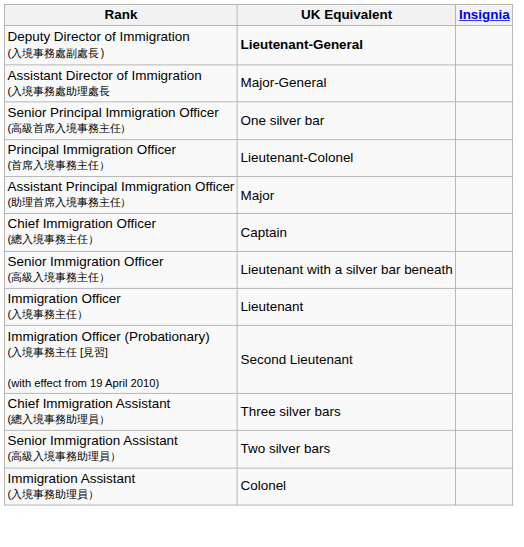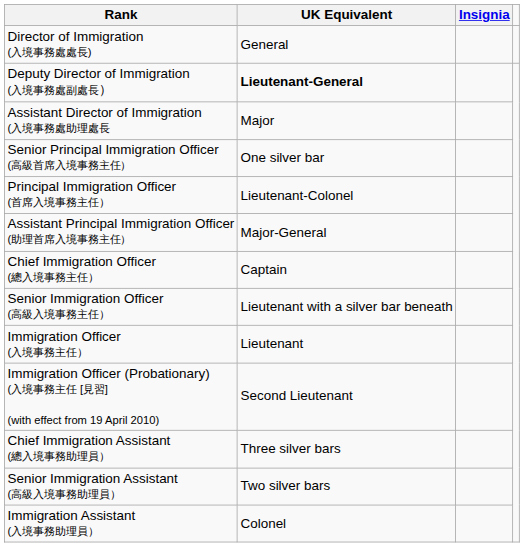+ row: (75, 44)
(283, 83) Major-General -> (257, 120) Major
(257, 195) Major -> (283, 232) Major-General
